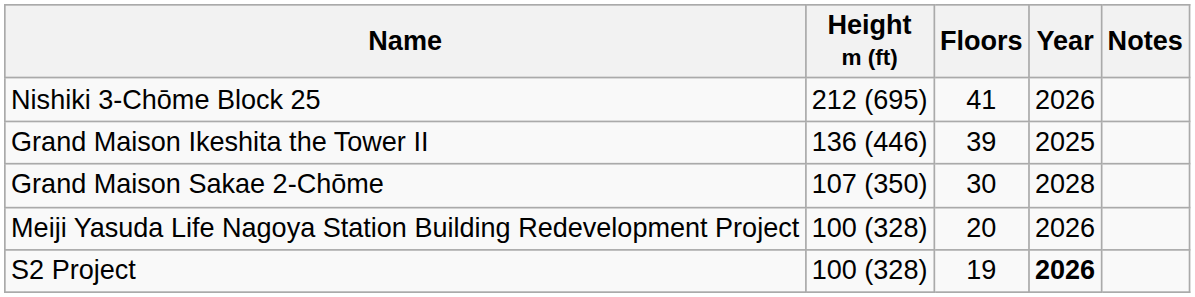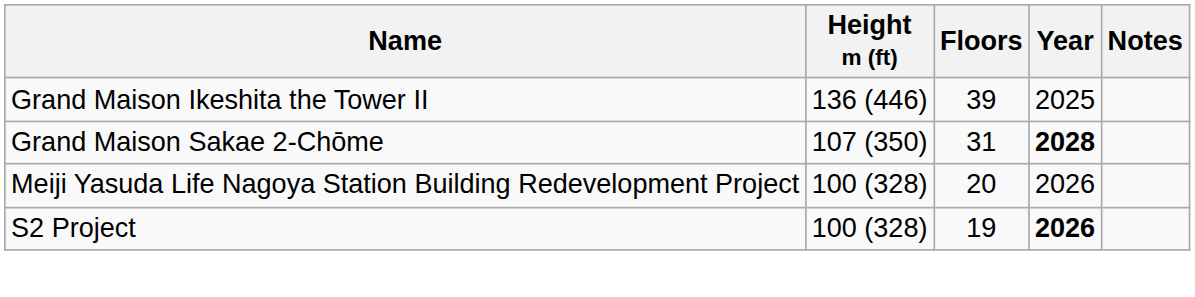- row: (166, 99)
(981, 185) 30 -> (981, 142) 31
(1065, 185) normal -> (1065, 142) bold
